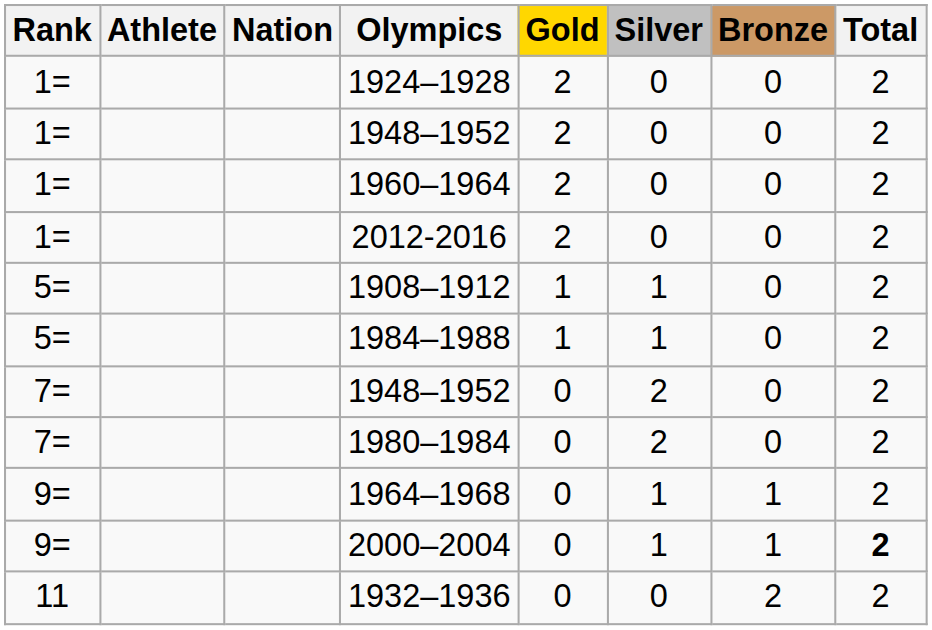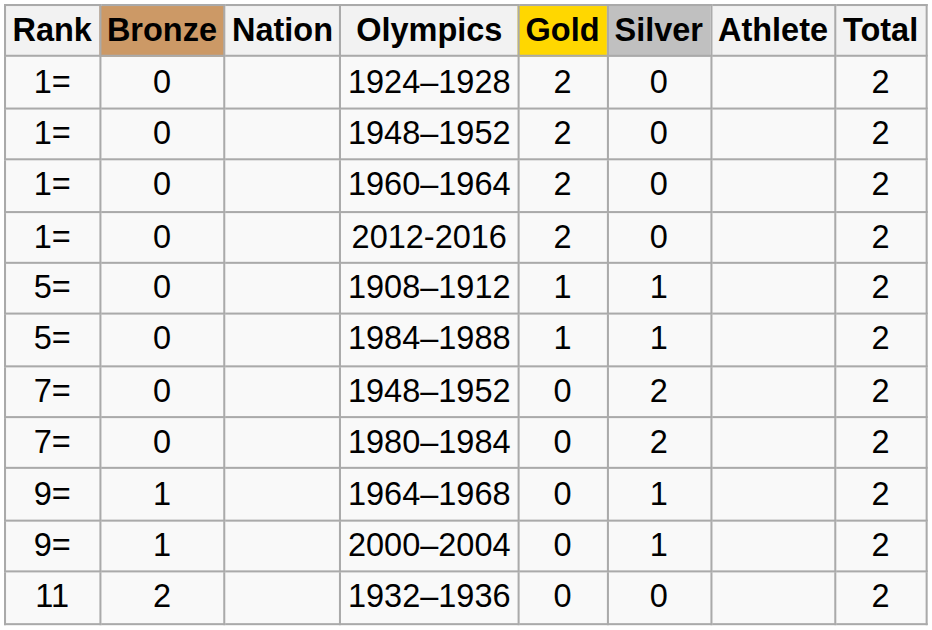columns swapped: (162, 30) <-> (773, 30)
(881, 545) bold -> (881, 545) normal
